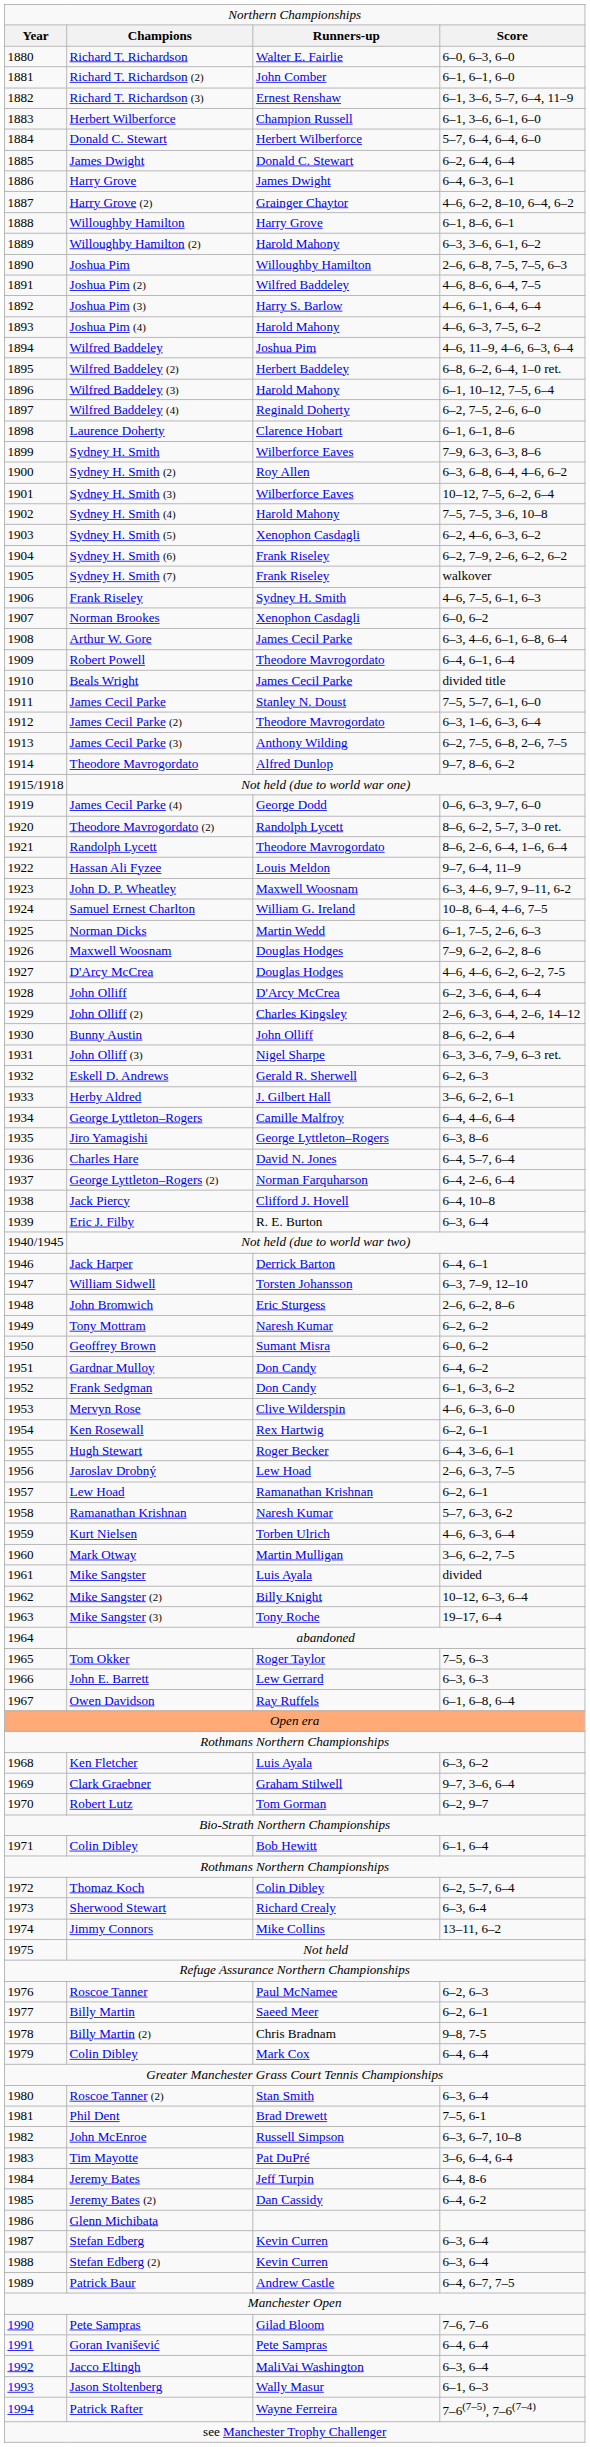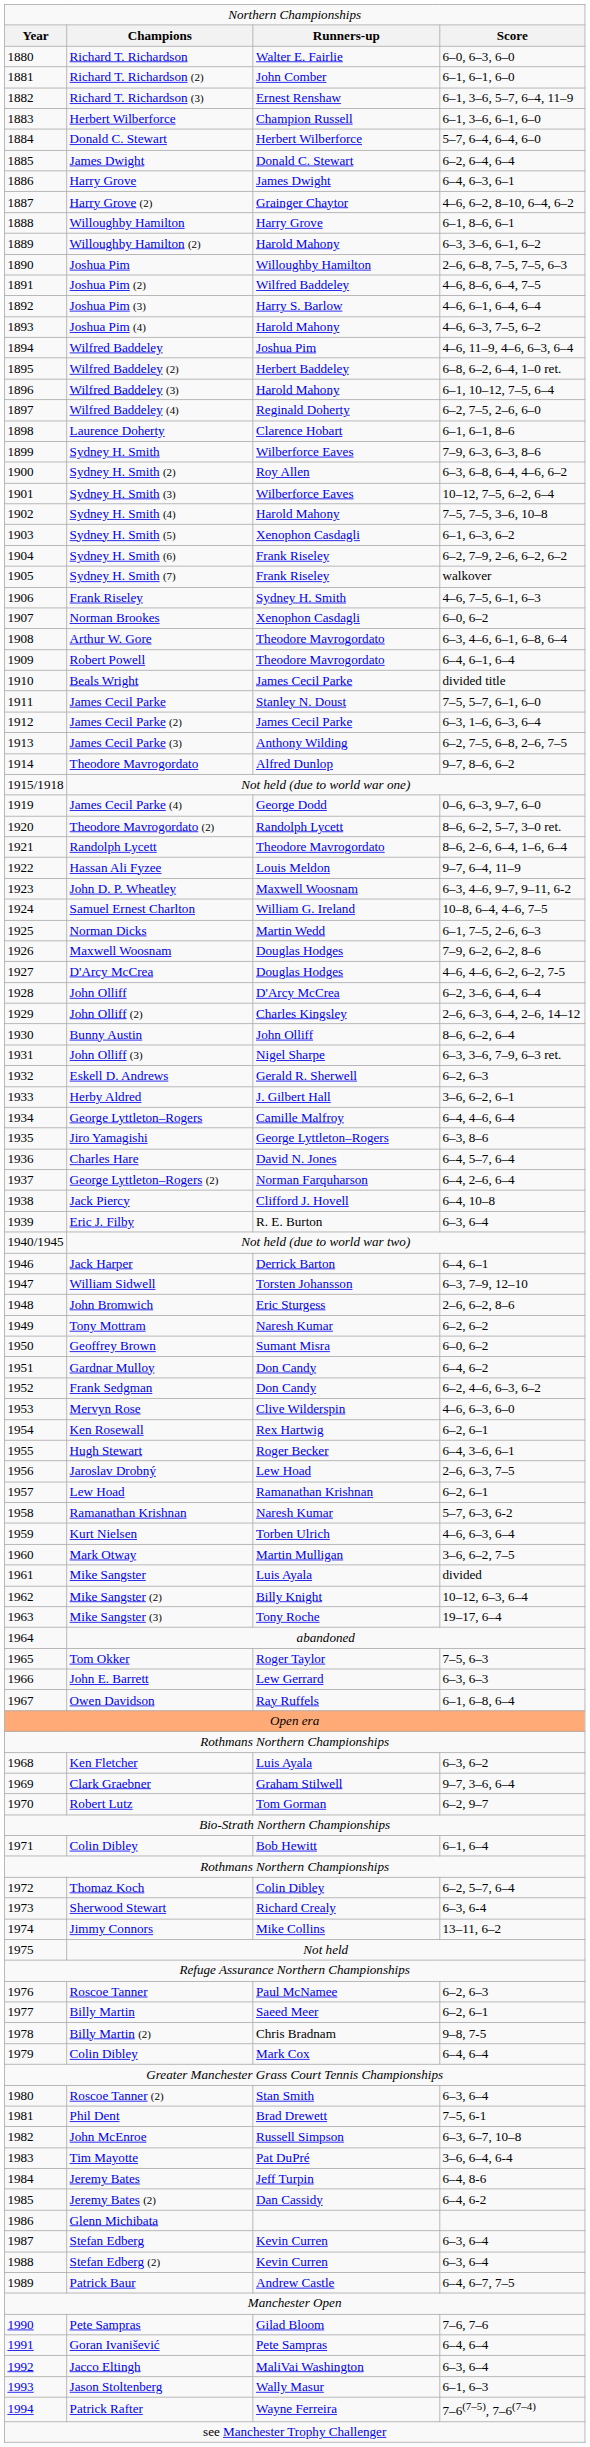(492, 535) 6–2, 4–6, 6–3, 6–2 -> (479, 535) 6–1, 6–3, 6–2
(304, 639) James Cecil Parke -> (320, 639) Theodore Mavrogordato
(320, 722) Theodore Mavrogordato -> (304, 722) James Cecil Parke
(479, 1388) 6–1, 6–3, 6–2 -> (492, 1388) 6–2, 4–6, 6–3, 6–2
